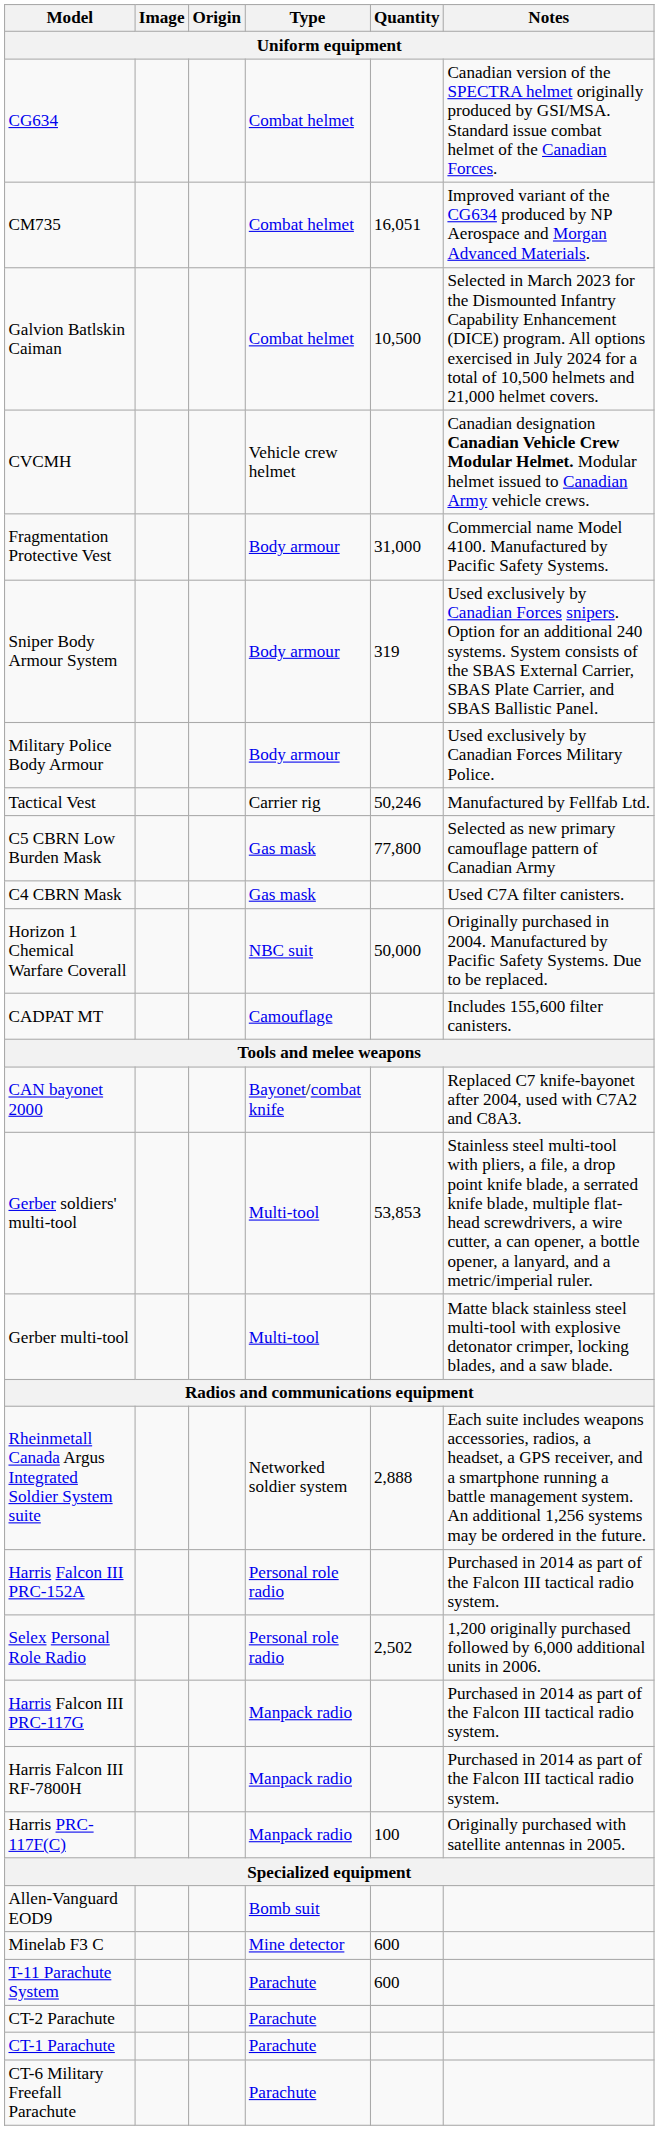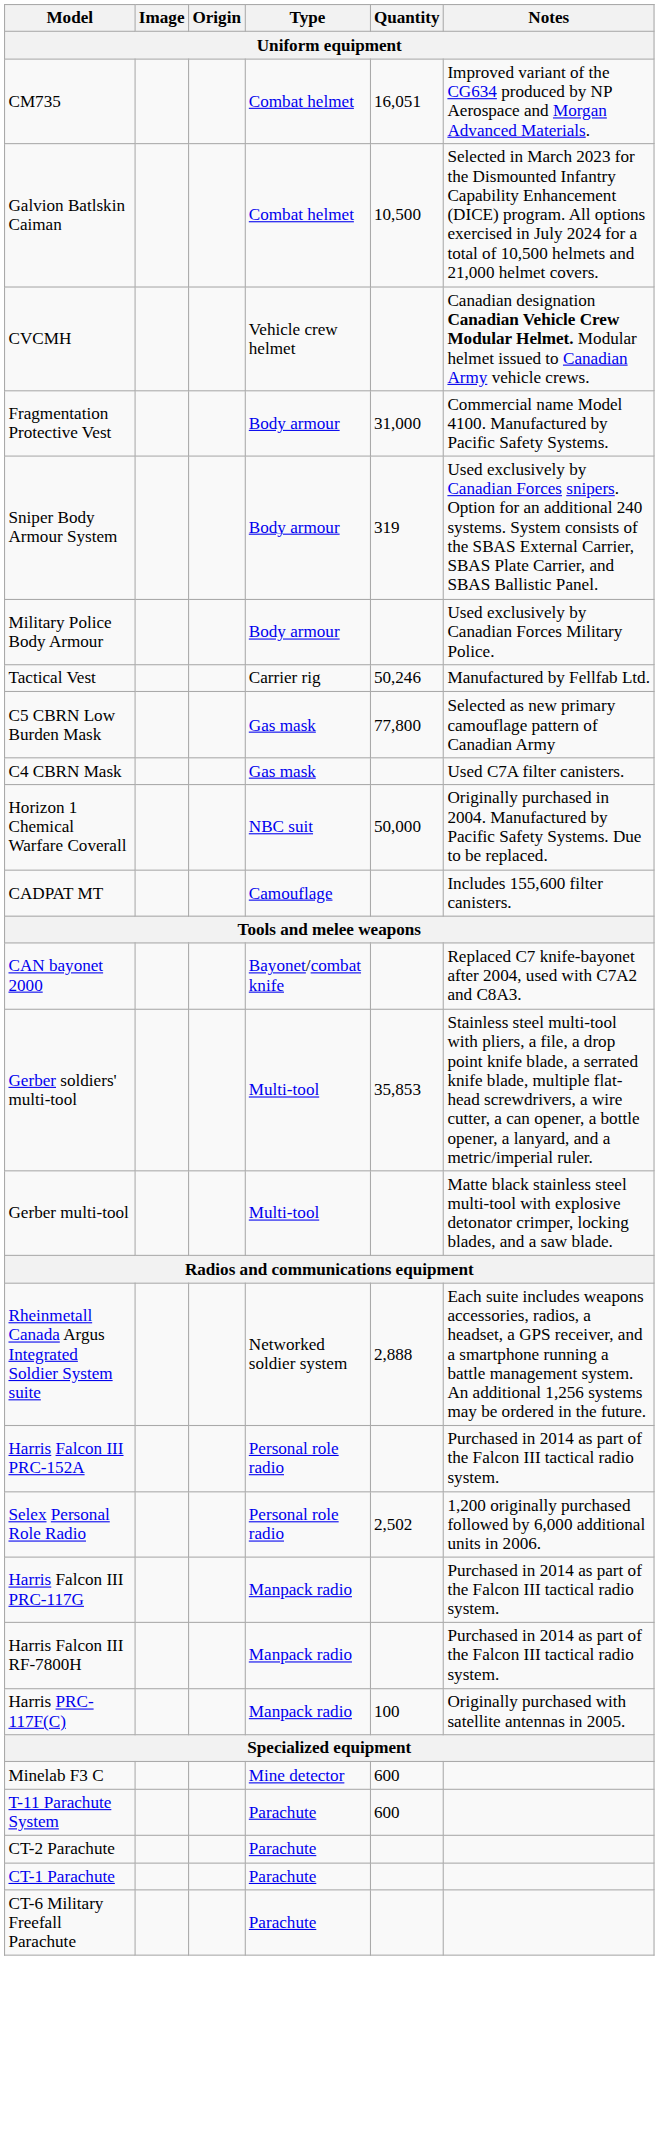- row: (33, 120)
(397, 1213) 53,853 -> (397, 1089) 35,853
- row: (63, 1908)
